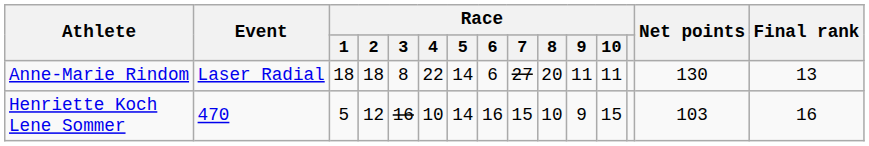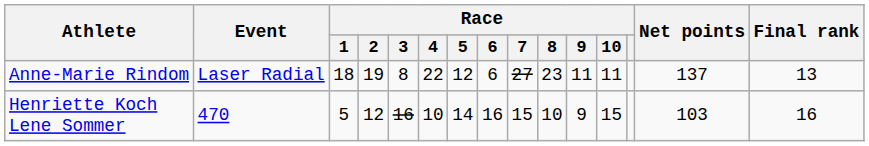(374, 75) 18 -> (374, 75) 19
(463, 75) 14 -> (463, 75) 12
(552, 75) 20 -> (552, 75) 23
(692, 75) 130 -> (692, 75) 137
